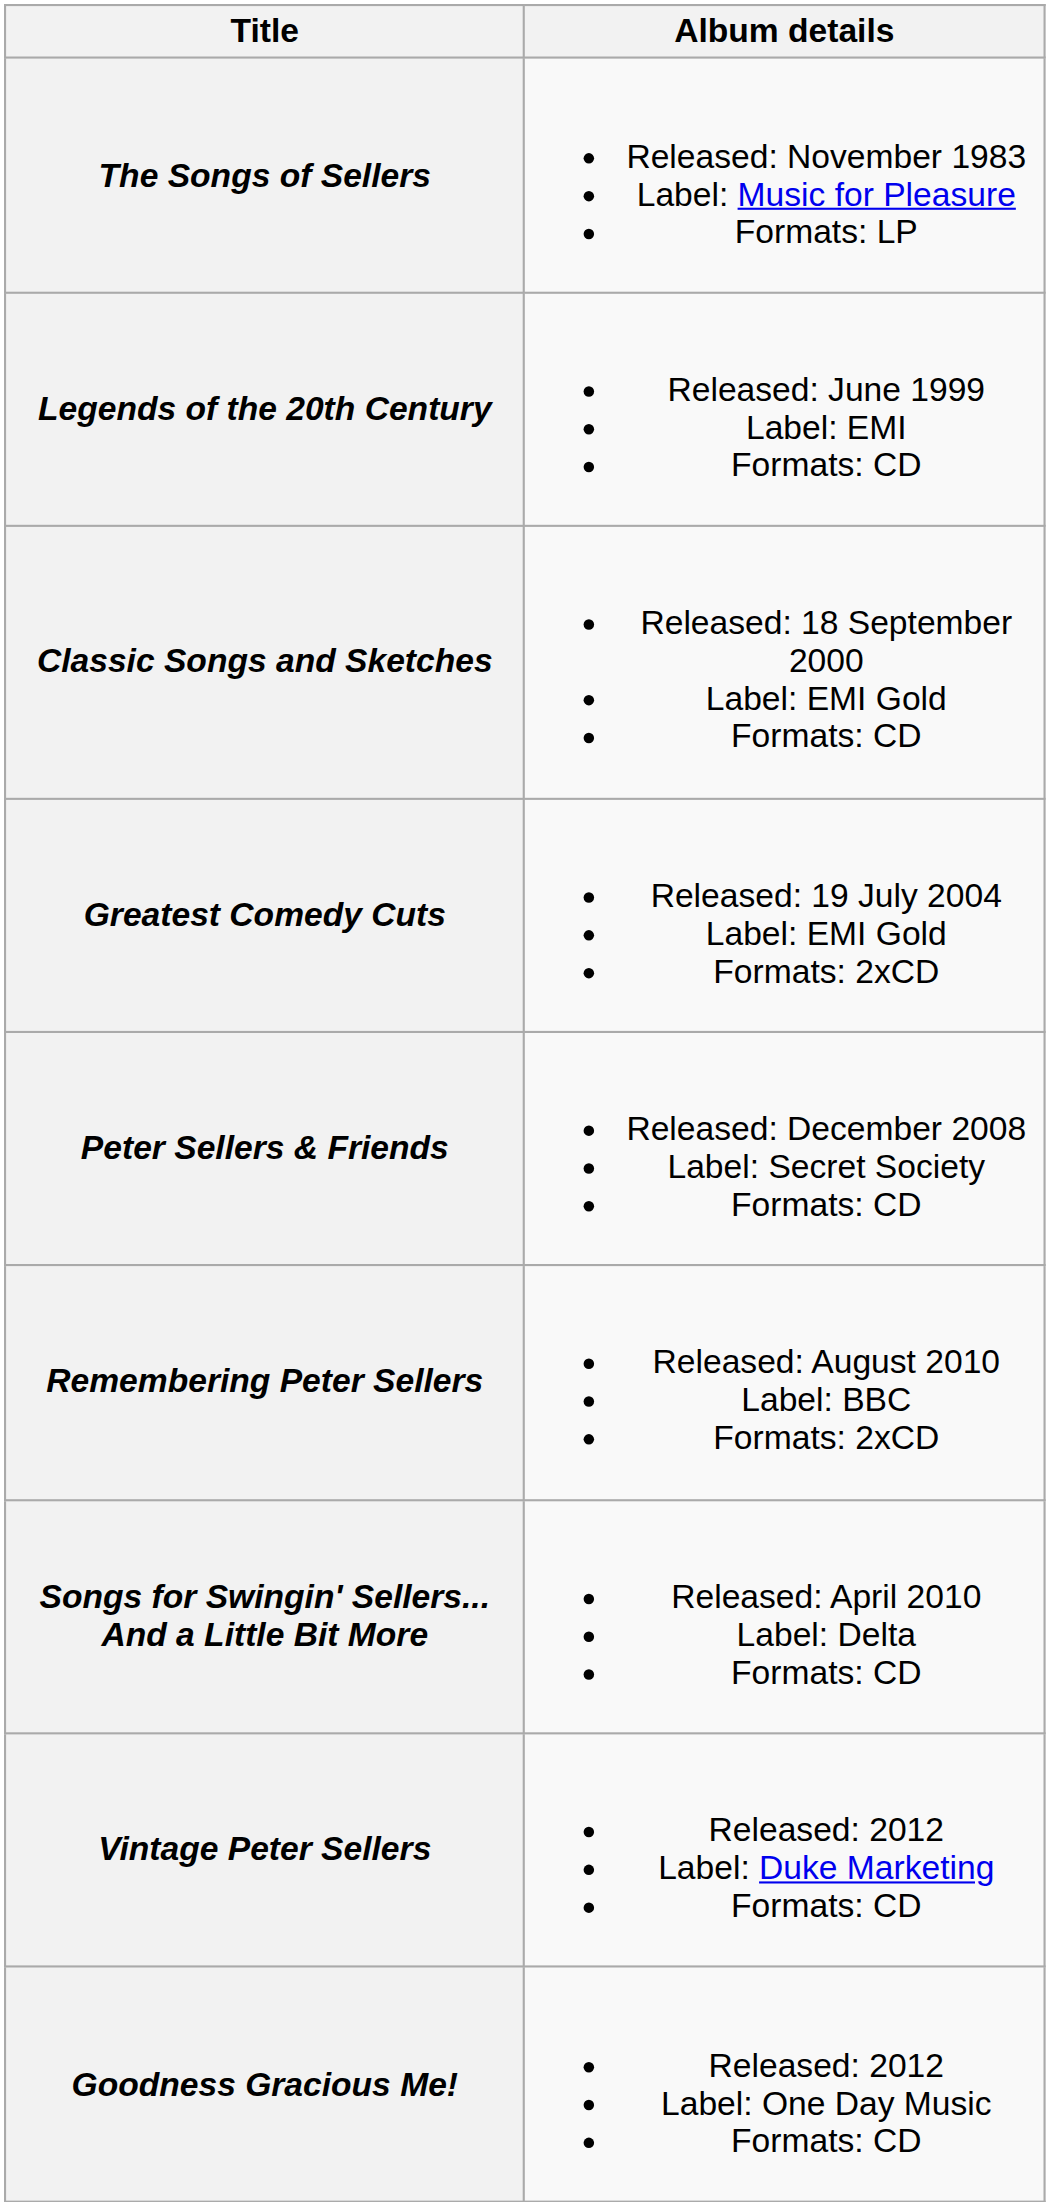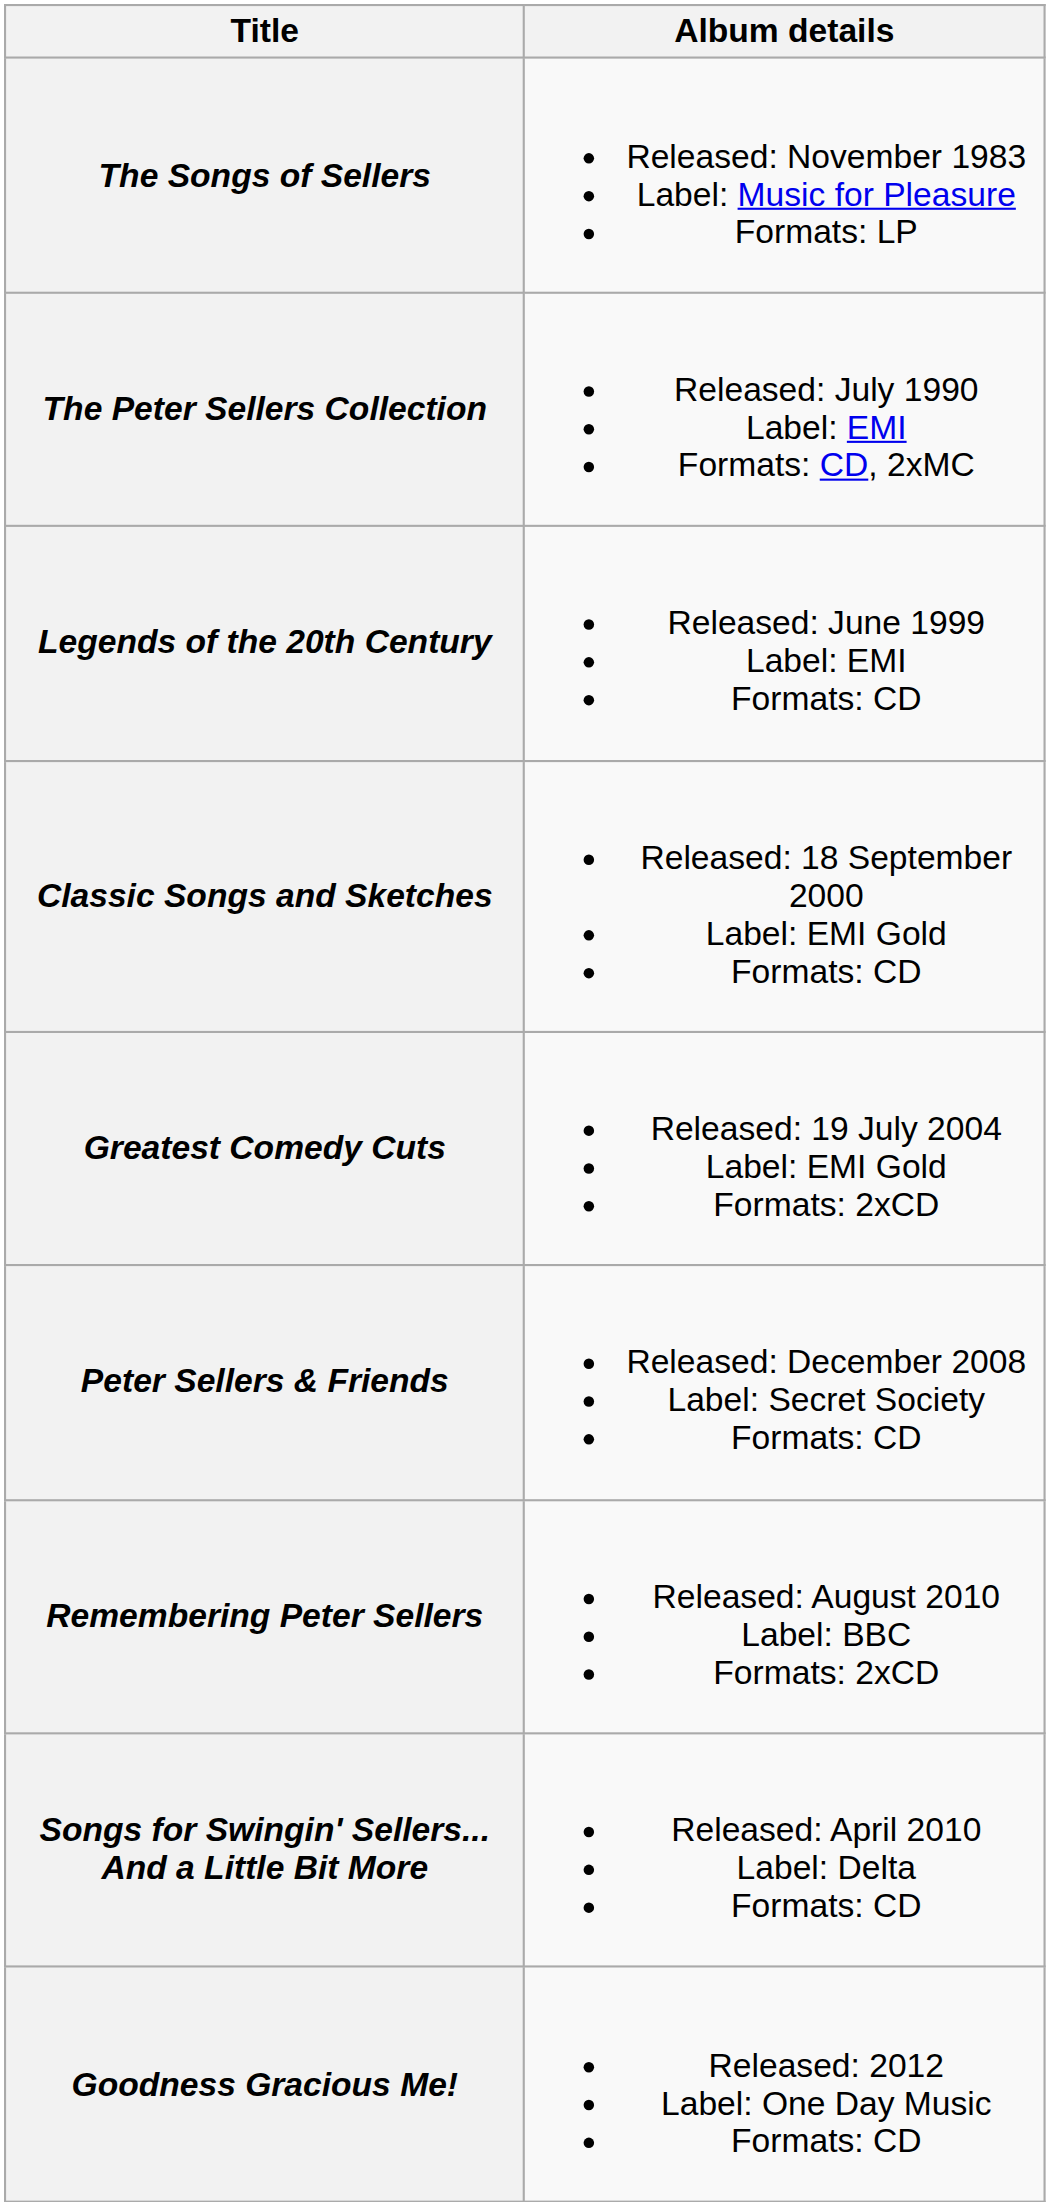+ row: (265, 408)
- row: (265, 1849)
